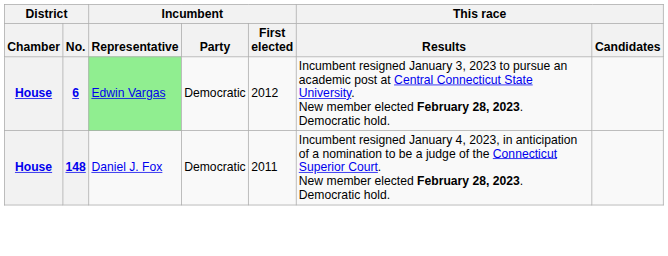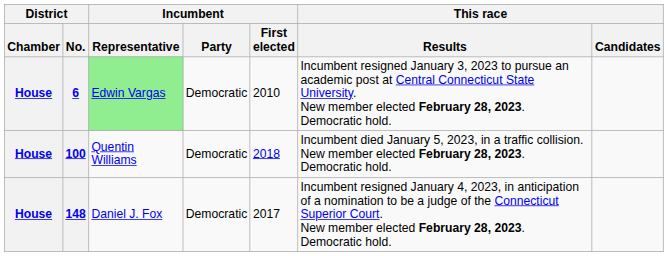(265, 93) 2012 -> (266, 93) 2010
+ row: (76, 154)
(264, 167) 2011 -> (266, 214) 2017
